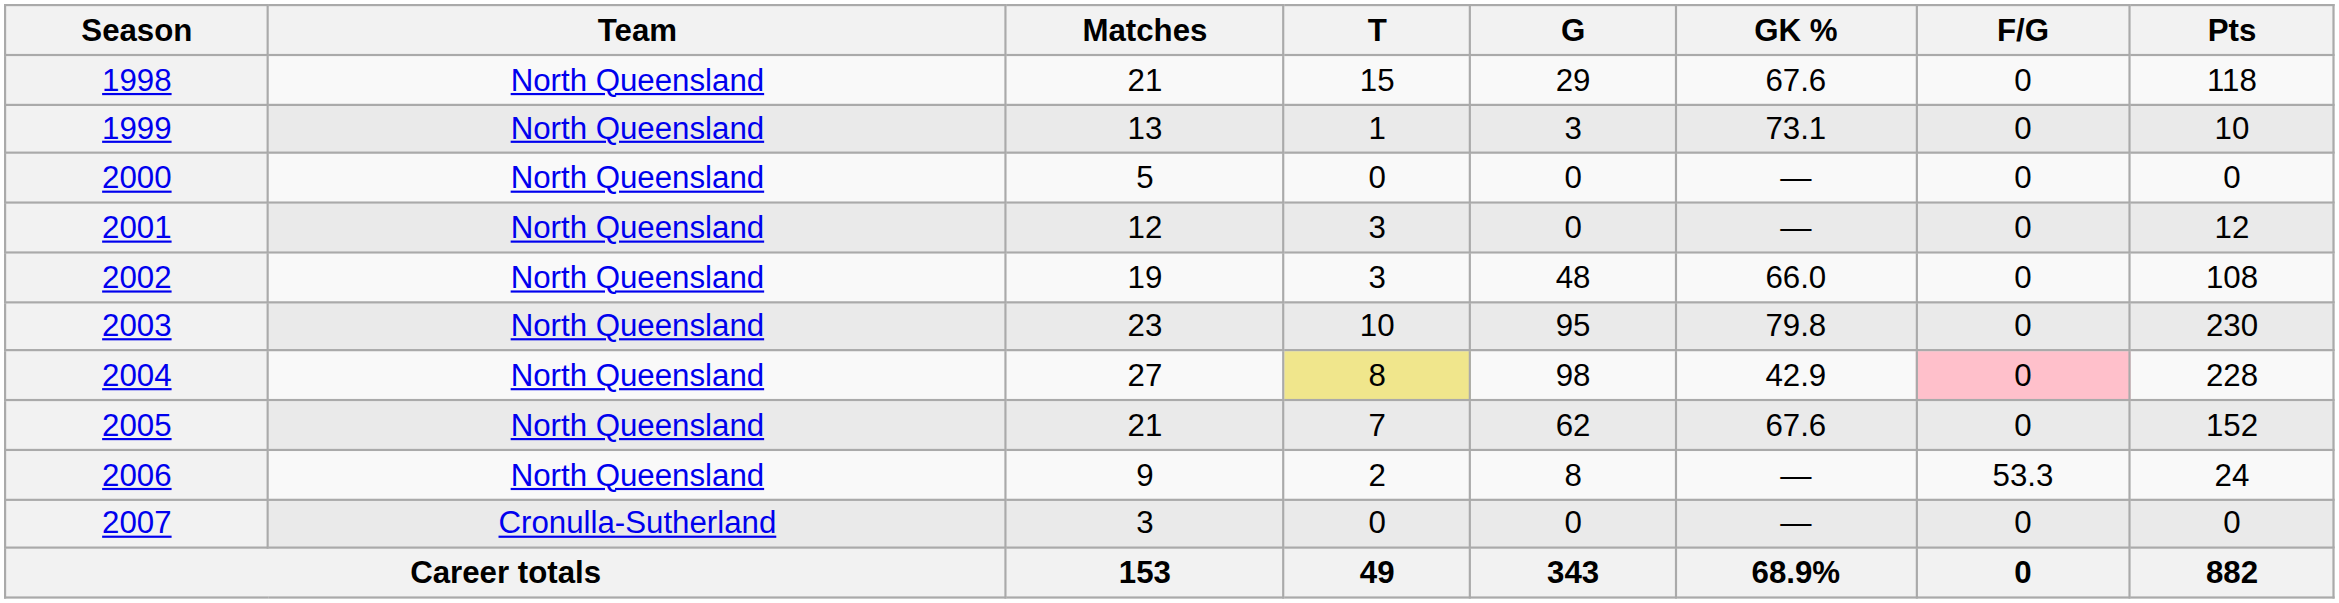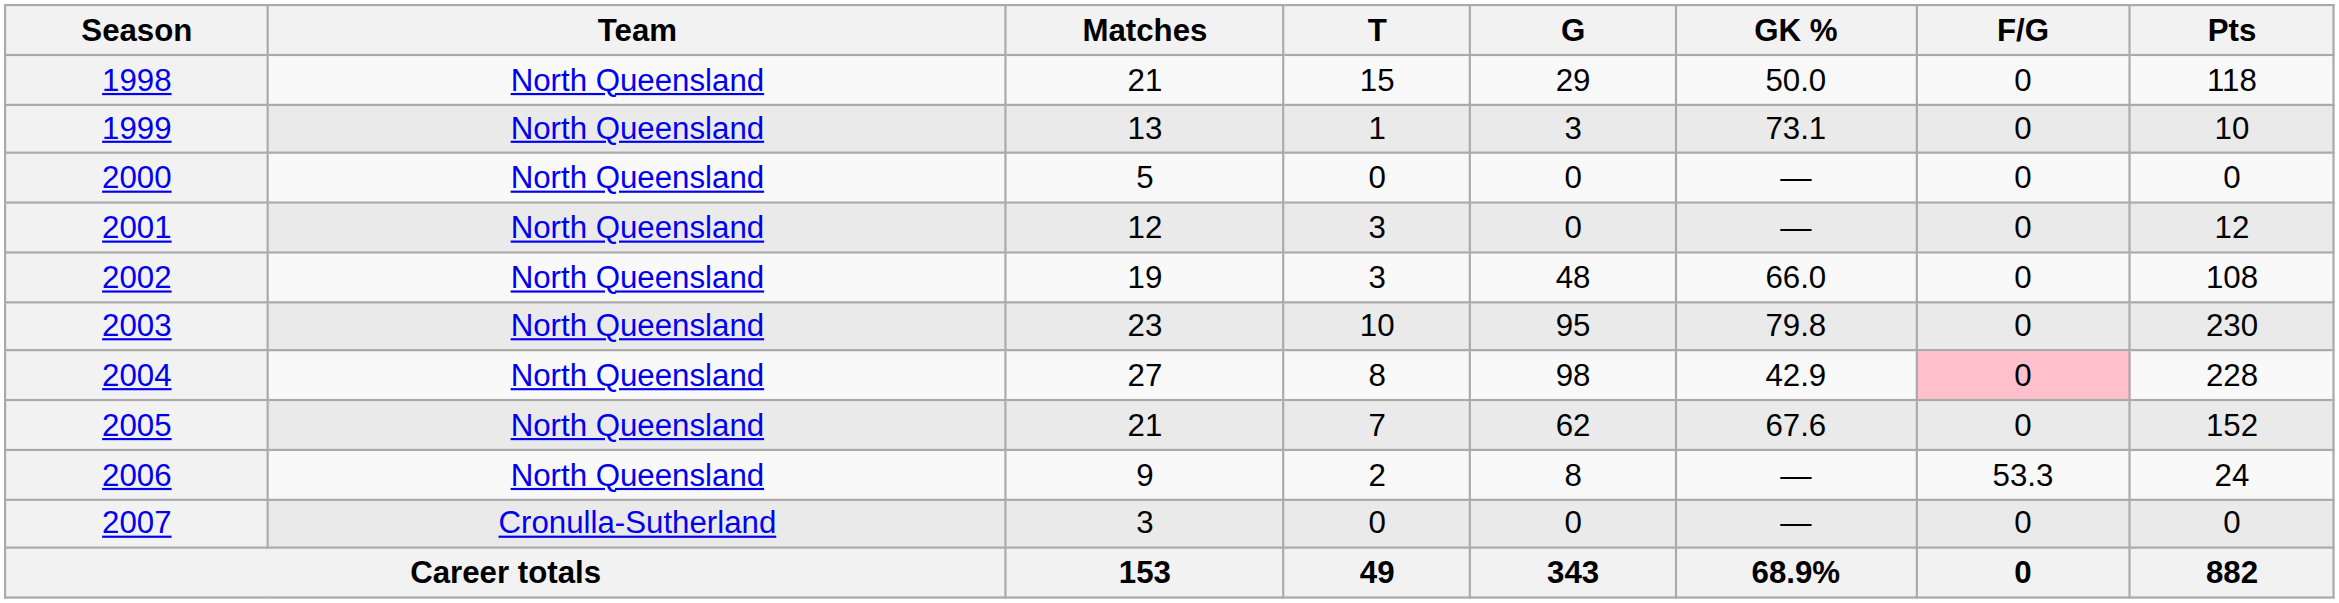(1796, 80) 67.6 -> (1796, 80) 50.0
(1377, 376) khaki background -> (1377, 376) no background
